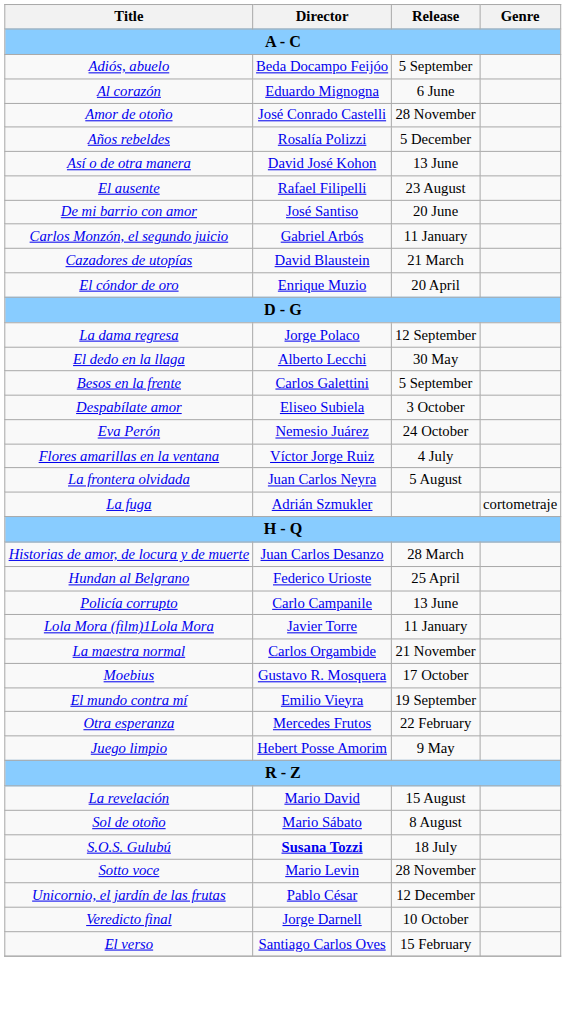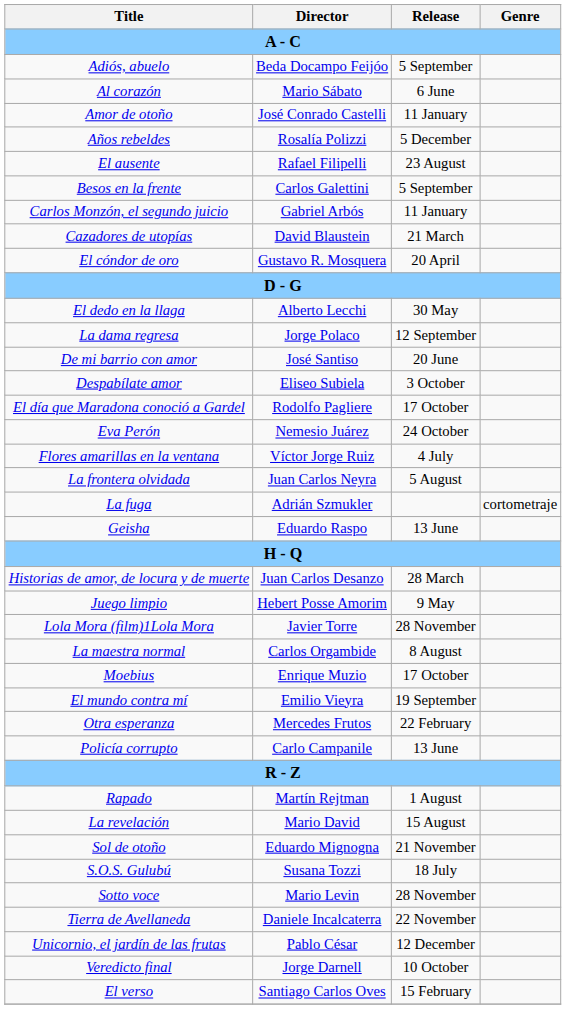(322, 91) Eduardo Mignogna -> (322, 91) Mario Sábato
(436, 115) 28 November -> (436, 115) 11 January
- row: (129, 163)
rows swapped: (129, 383) <-> (129, 212)
(322, 285) Enrique Muzio -> (322, 260) Gustavo R. Mosquera
rows swapped: (129, 335) <-> (129, 359)
+ row: (129, 407)
+ row: (129, 528)
- row: (129, 578)
rows swapped: (129, 748) <-> (129, 603)
(436, 627) 11 January -> (436, 627) 28 November
(436, 651) 21 November -> (436, 651) 8 August
(322, 675) Gustavo R. Mosquera -> (322, 675) Enrique Muzio
+ row: (129, 798)
(322, 822) Mario Sábato -> (322, 847) Eduardo Mignogna
(436, 822) 8 August -> (436, 847) 21 November
(322, 847) bold -> (322, 871) normal
+ row: (129, 919)
